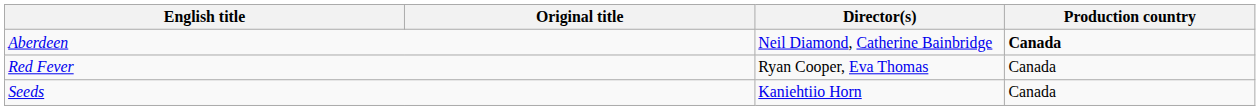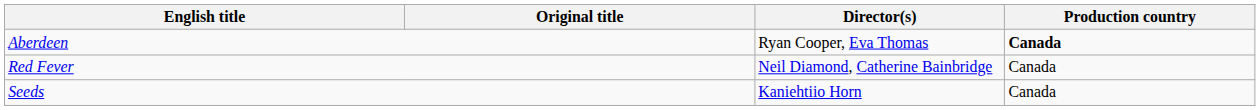(875, 42) Neil Diamond, Catherine Bainbridge -> (843, 42) Ryan Cooper, Eva Thomas
(843, 67) Ryan Cooper, Eva Thomas -> (875, 67) Neil Diamond, Catherine Bainbridge
